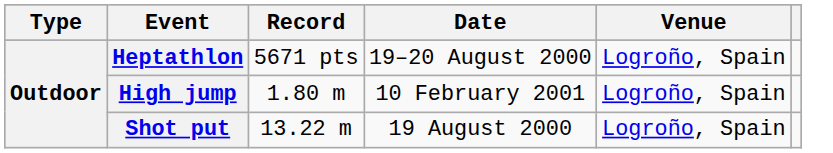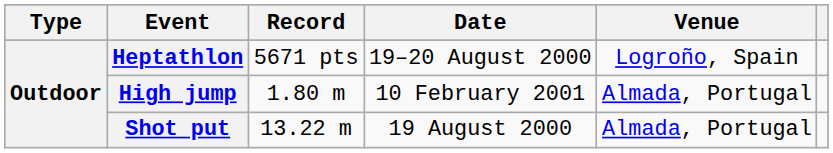(694, 94) Logroño, Spain -> (707, 94) Almada, Portugal
(694, 129) Logroño, Spain -> (707, 129) Almada, Portugal
